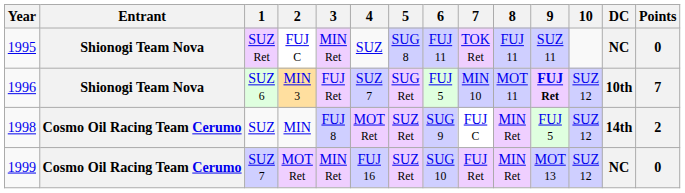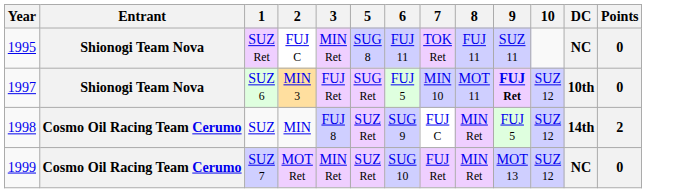- column: (369, 16)
(22, 88) 1996 -> (22, 88) 1997
(658, 88) 7 -> (620, 88) 0
